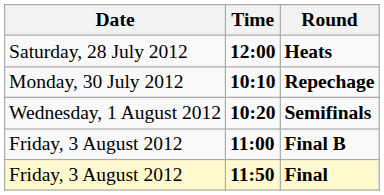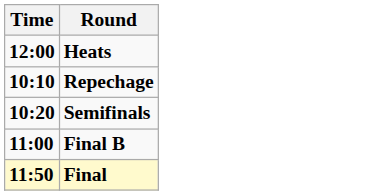- column: (115, 19)
